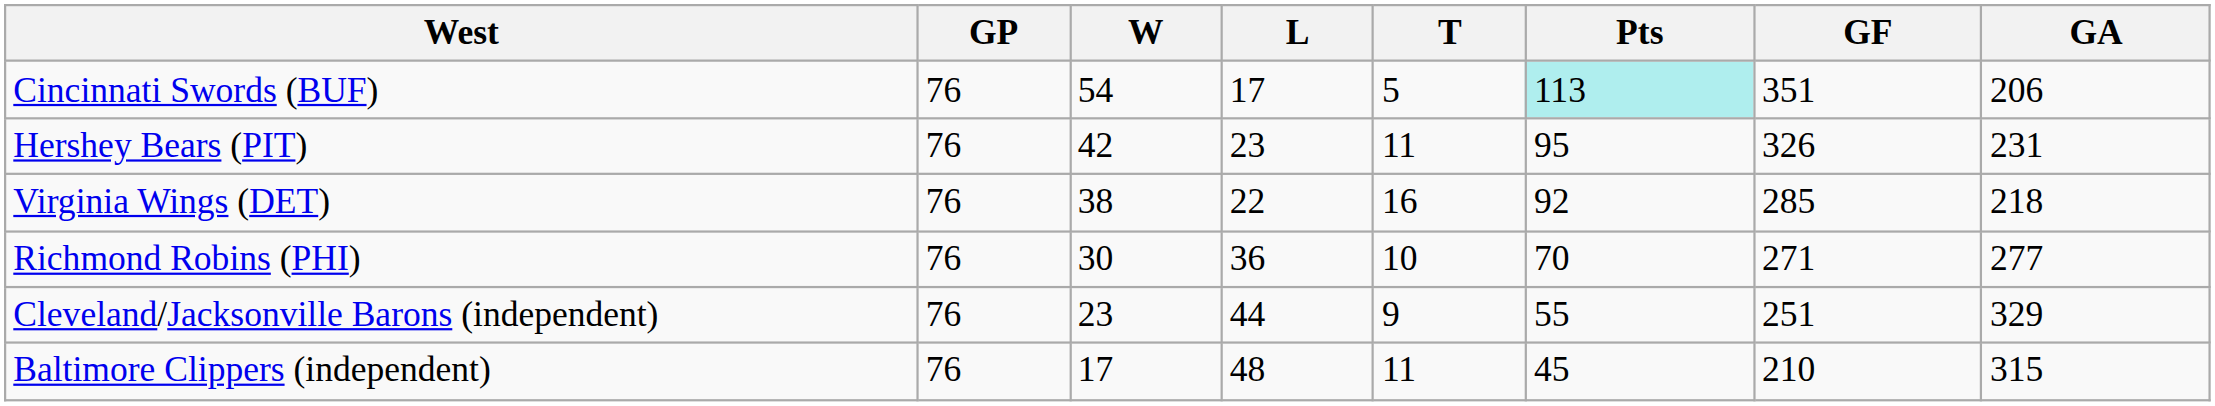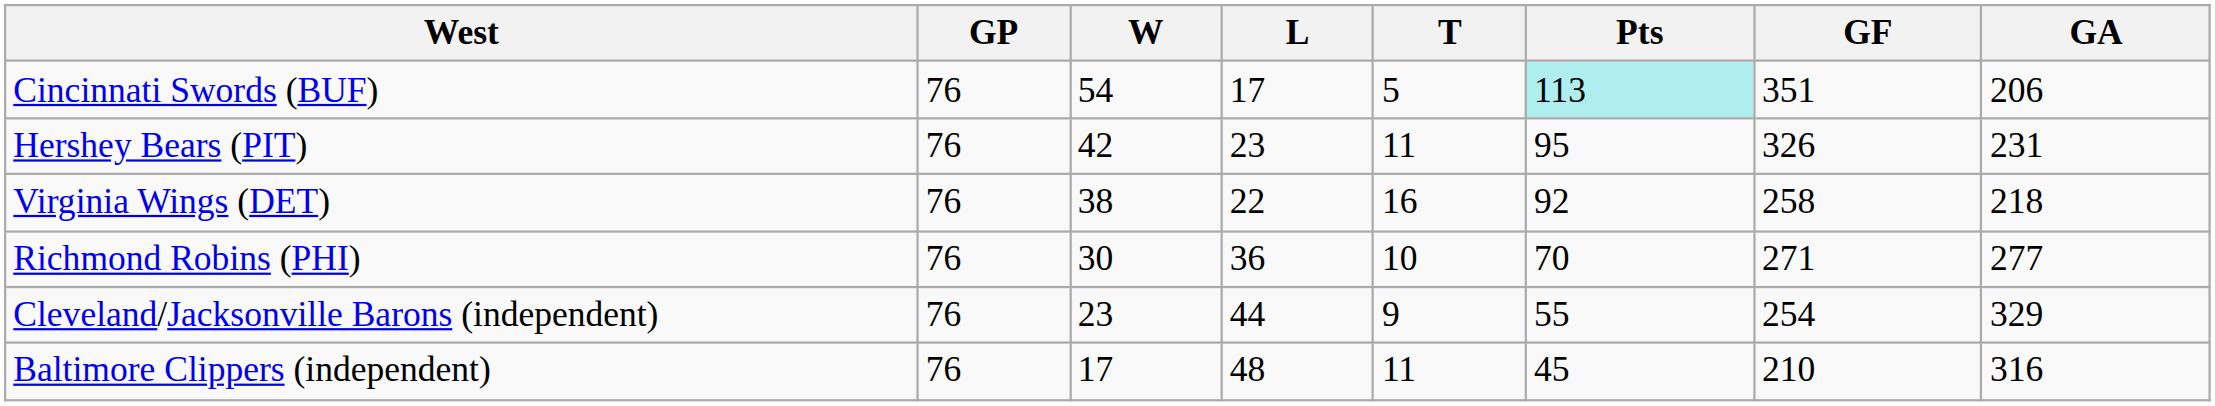(1789, 201) 285 -> (1789, 201) 258
(1789, 314) 251 -> (1789, 314) 254
(2017, 370) 315 -> (2017, 370) 316
